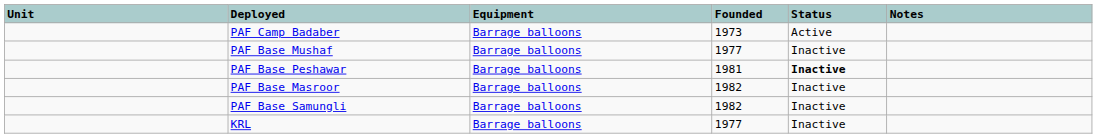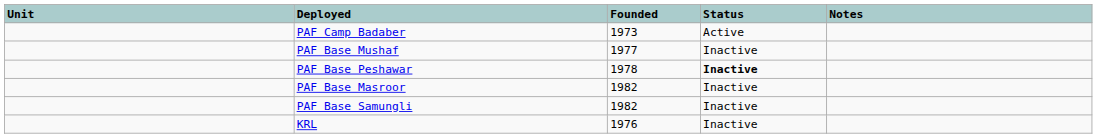- column: (503, 14)
(728, 69) 1981 -> (624, 69) 1978
(728, 124) 1977 -> (624, 124) 1976
